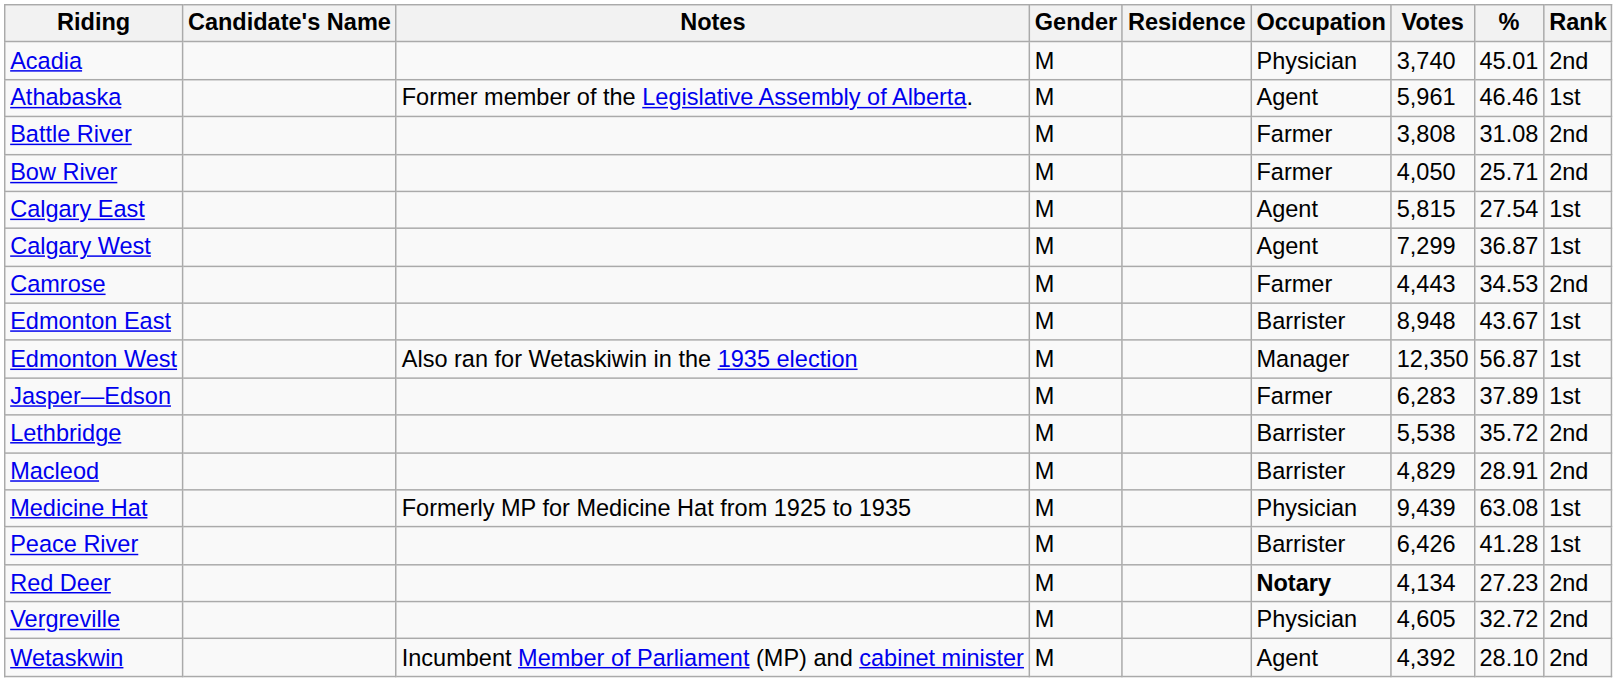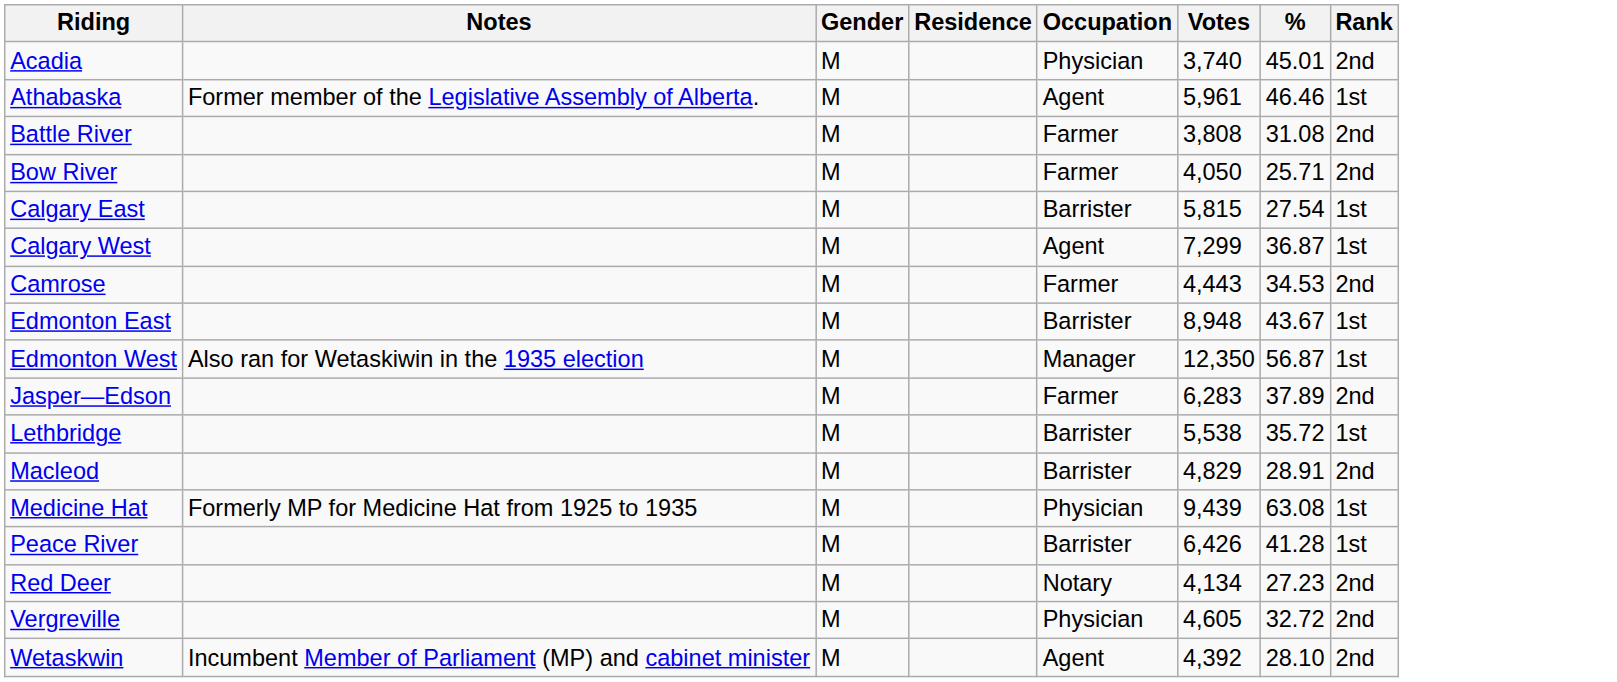- column: (289, 23)
(1287, 209) Agent -> (1087, 209) Barrister
(1565, 396) 1st -> (1355, 396) 2nd
(1569, 433) 2nd -> (1351, 433) 1st
(1294, 582) bold -> (1077, 582) normal
